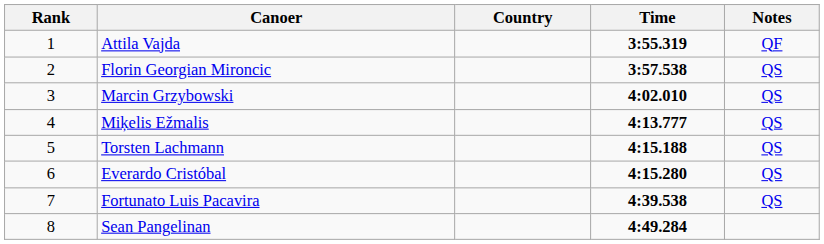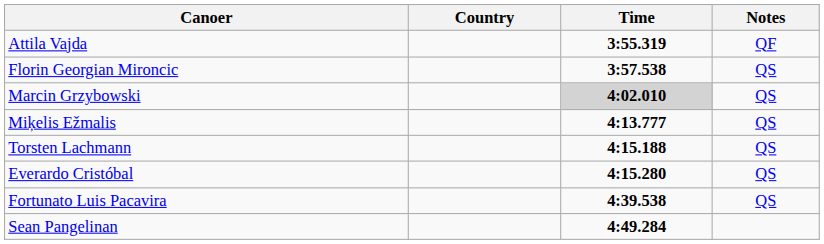- column: (51, 17)
(657, 95) no background -> (637, 95) lightgrey background
